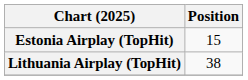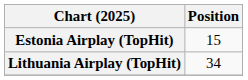(213, 63) 38 -> (213, 63) 34
